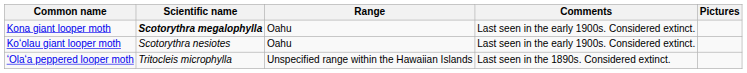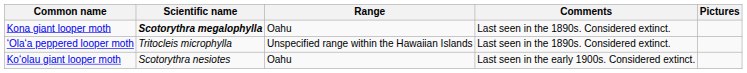(586, 28) Last seen in the early 1900s. Considered extinct. -> (574, 28) Last seen in the 1890s. Considered extinct.
rows swapped: (64, 44) <-> (70, 60)
